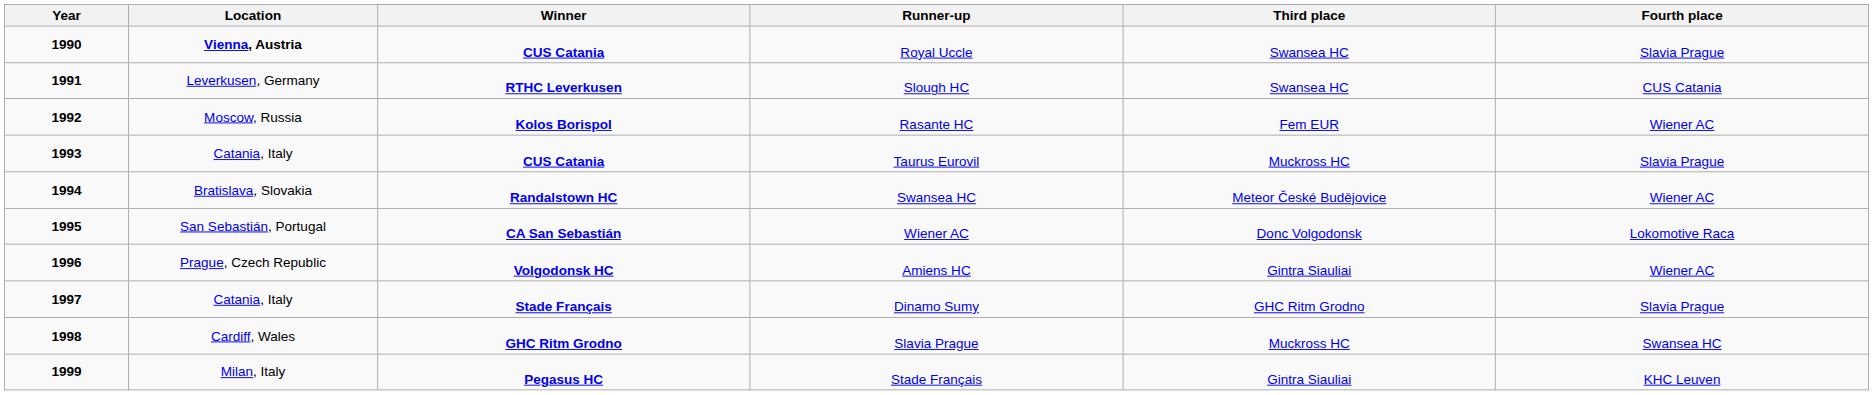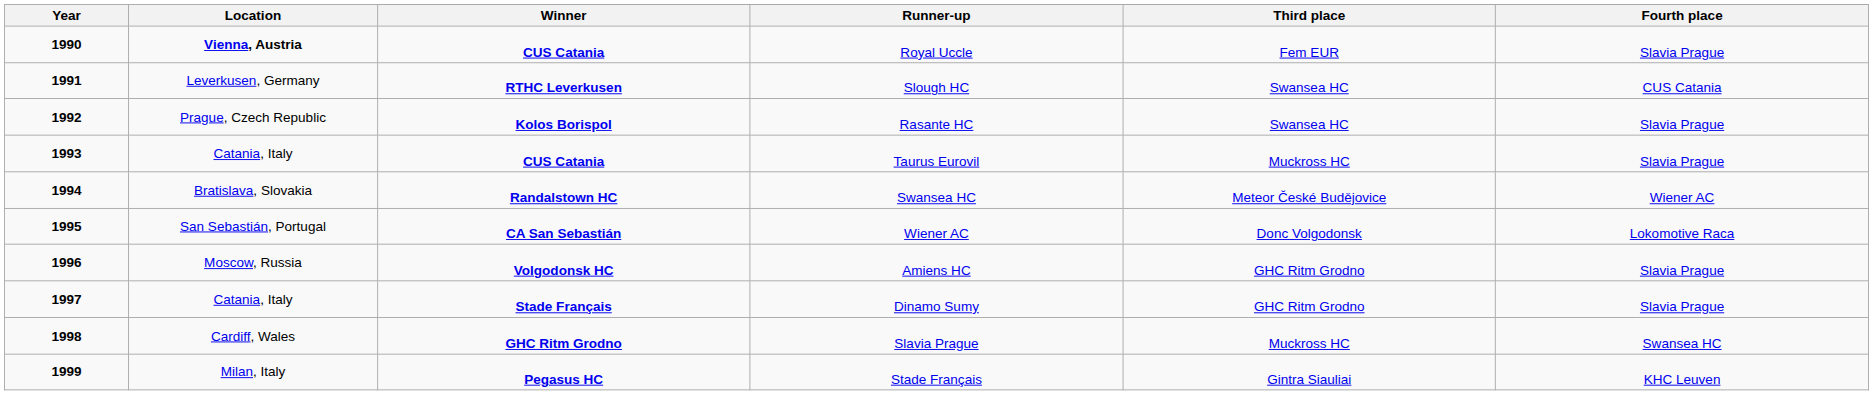(1309, 52) Swansea HC -> (1309, 52) Fem EUR
(253, 117) Moscow, Russia -> (253, 117) Prague, Czech Republic
(1309, 125) Fem EUR -> (1309, 125) Swansea HC
(1682, 125) Wiener AC -> (1682, 125) Slavia Prague
(253, 263) Prague, Czech Republic -> (253, 263) Moscow, Russia
(1309, 271) Gintra Siauliai -> (1309, 271) GHC Ritm Grodno
(1682, 271) Wiener AC -> (1682, 271) Slavia Prague
